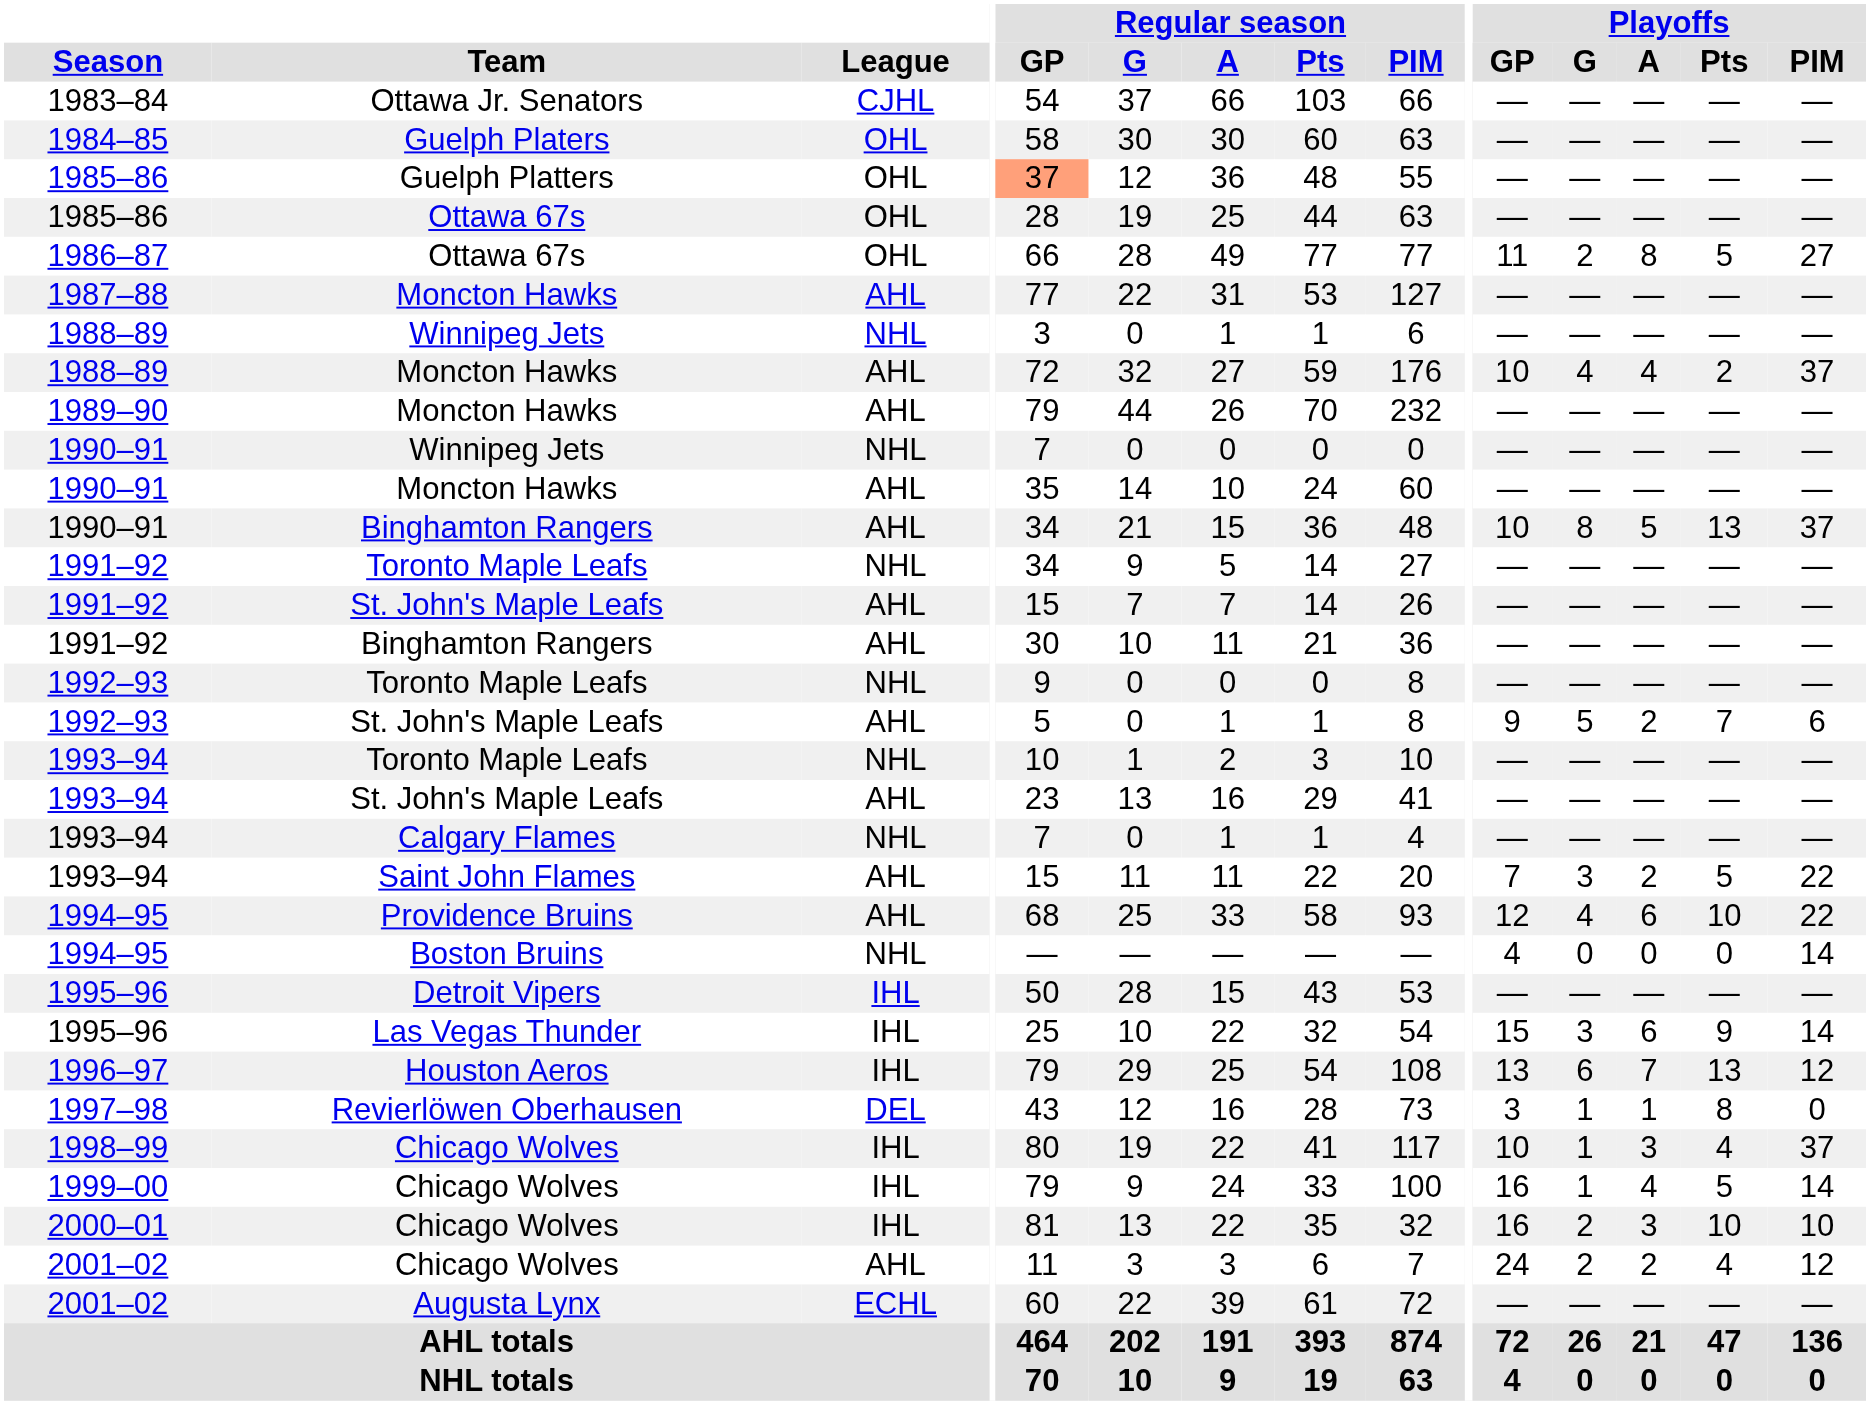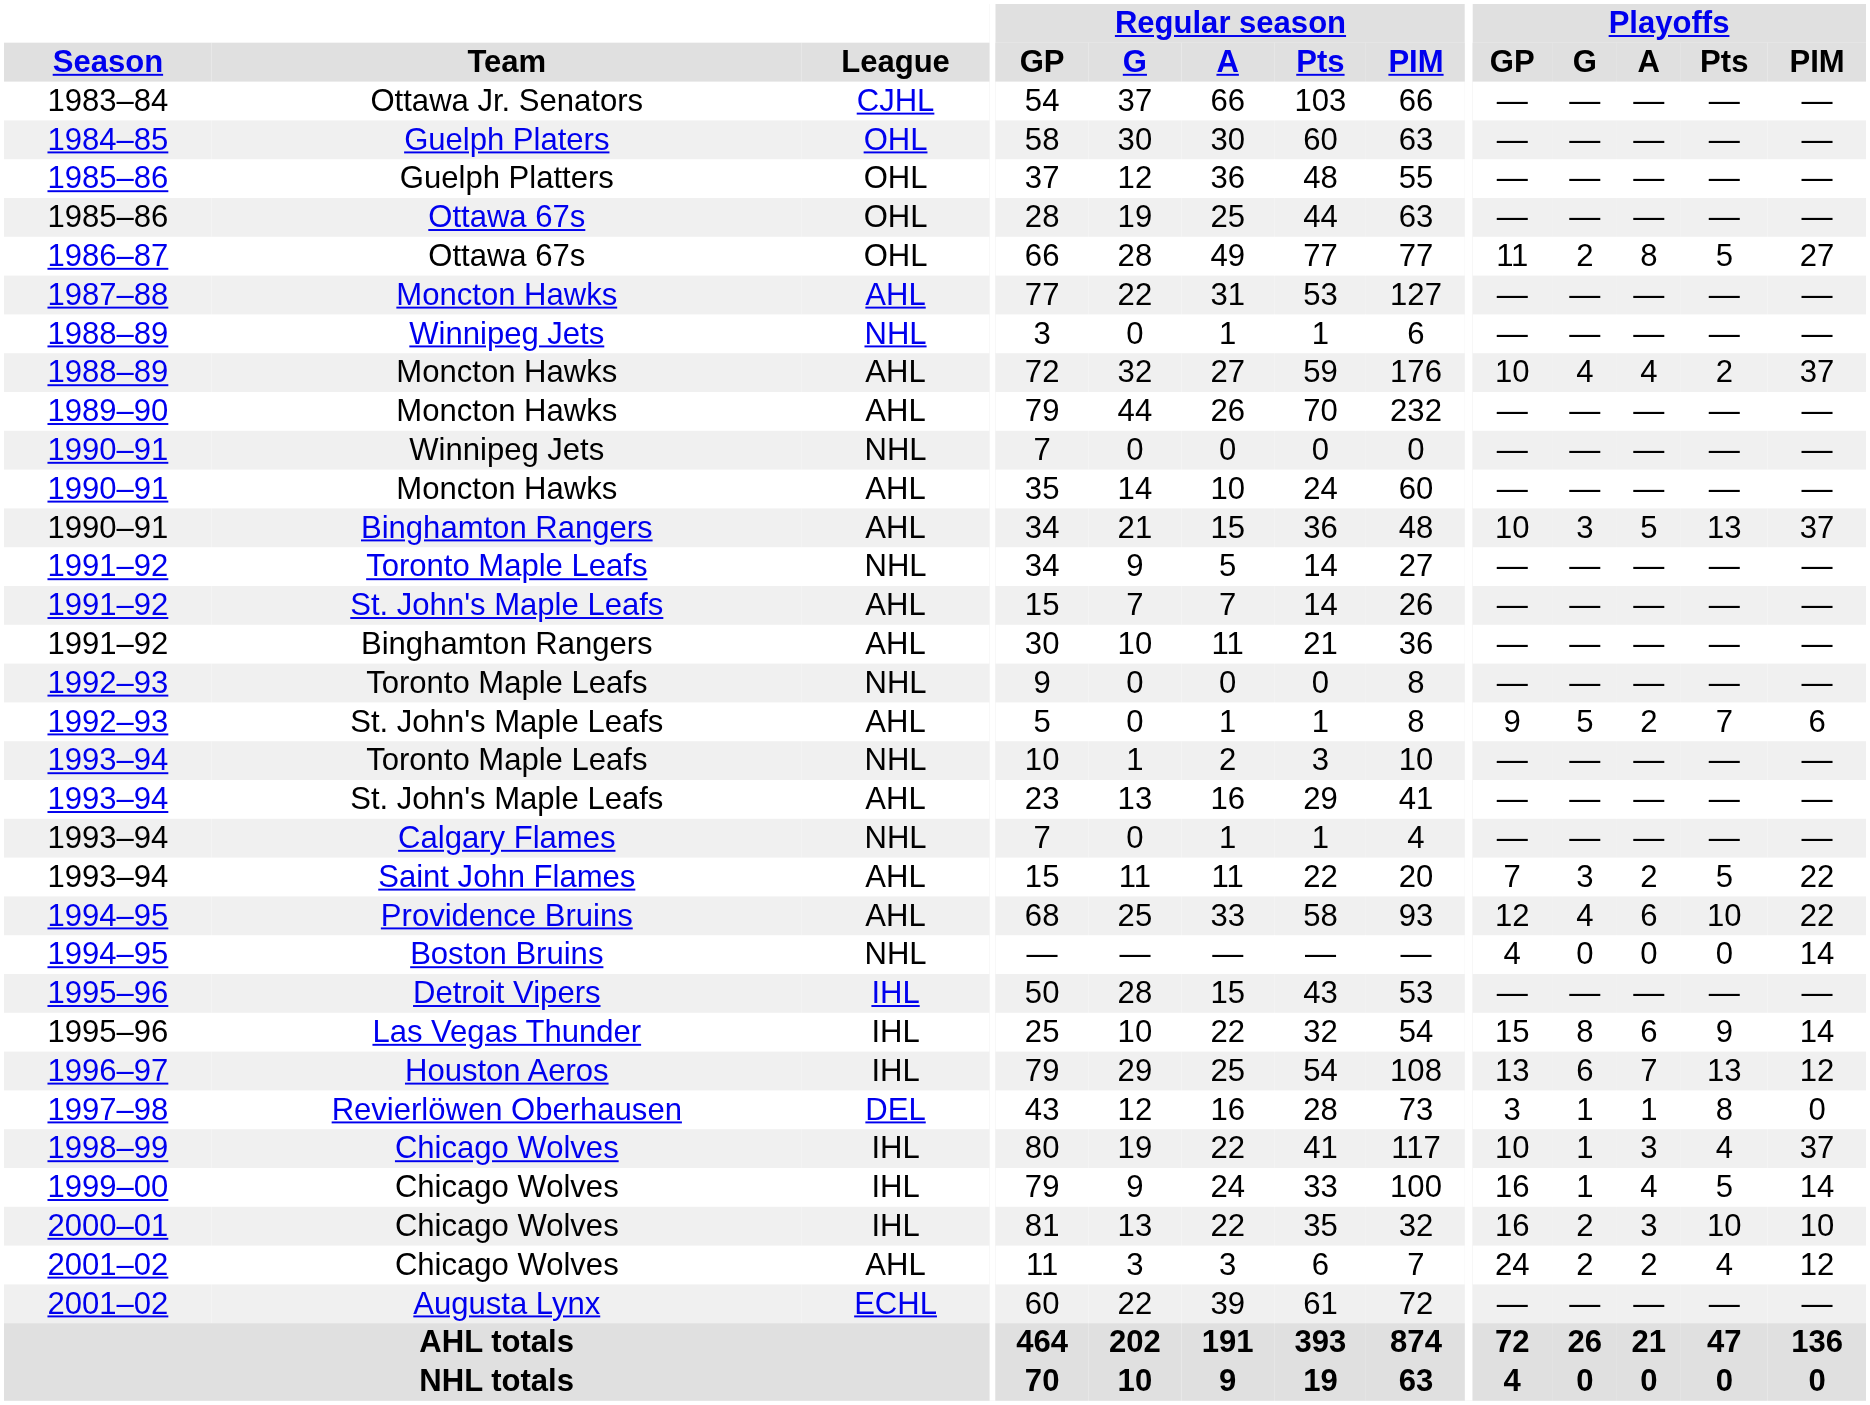(1042, 178) lightsalmon background -> (1042, 178) no background
(1585, 527) 8 -> (1585, 527) 3
(1585, 1031) 3 -> (1585, 1031) 8
